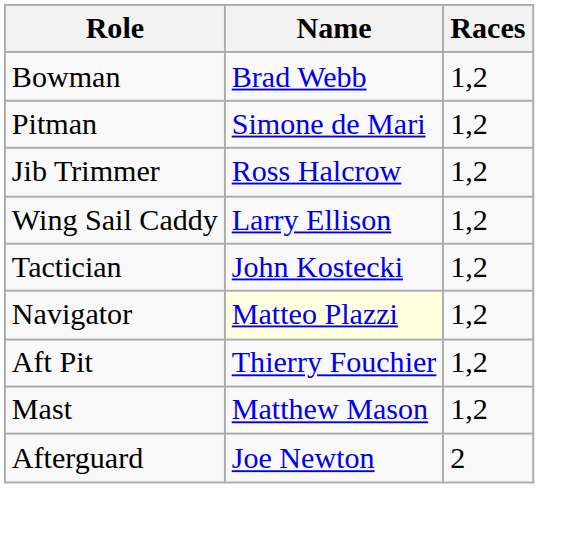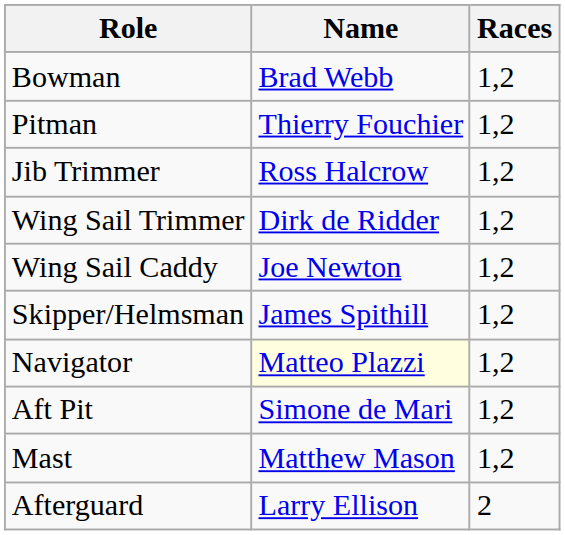(329, 123) Simone de Mari -> (361, 123) Thierry Fouchier
+ row: (128, 219)
(312, 219) Larry Ellison -> (330, 266) Joe Newton
- row: (67, 266)
+ row: (128, 314)
(334, 362) Thierry Fouchier -> (355, 409) Simone de Mari
(303, 457) Joe Newton -> (338, 505) Larry Ellison
